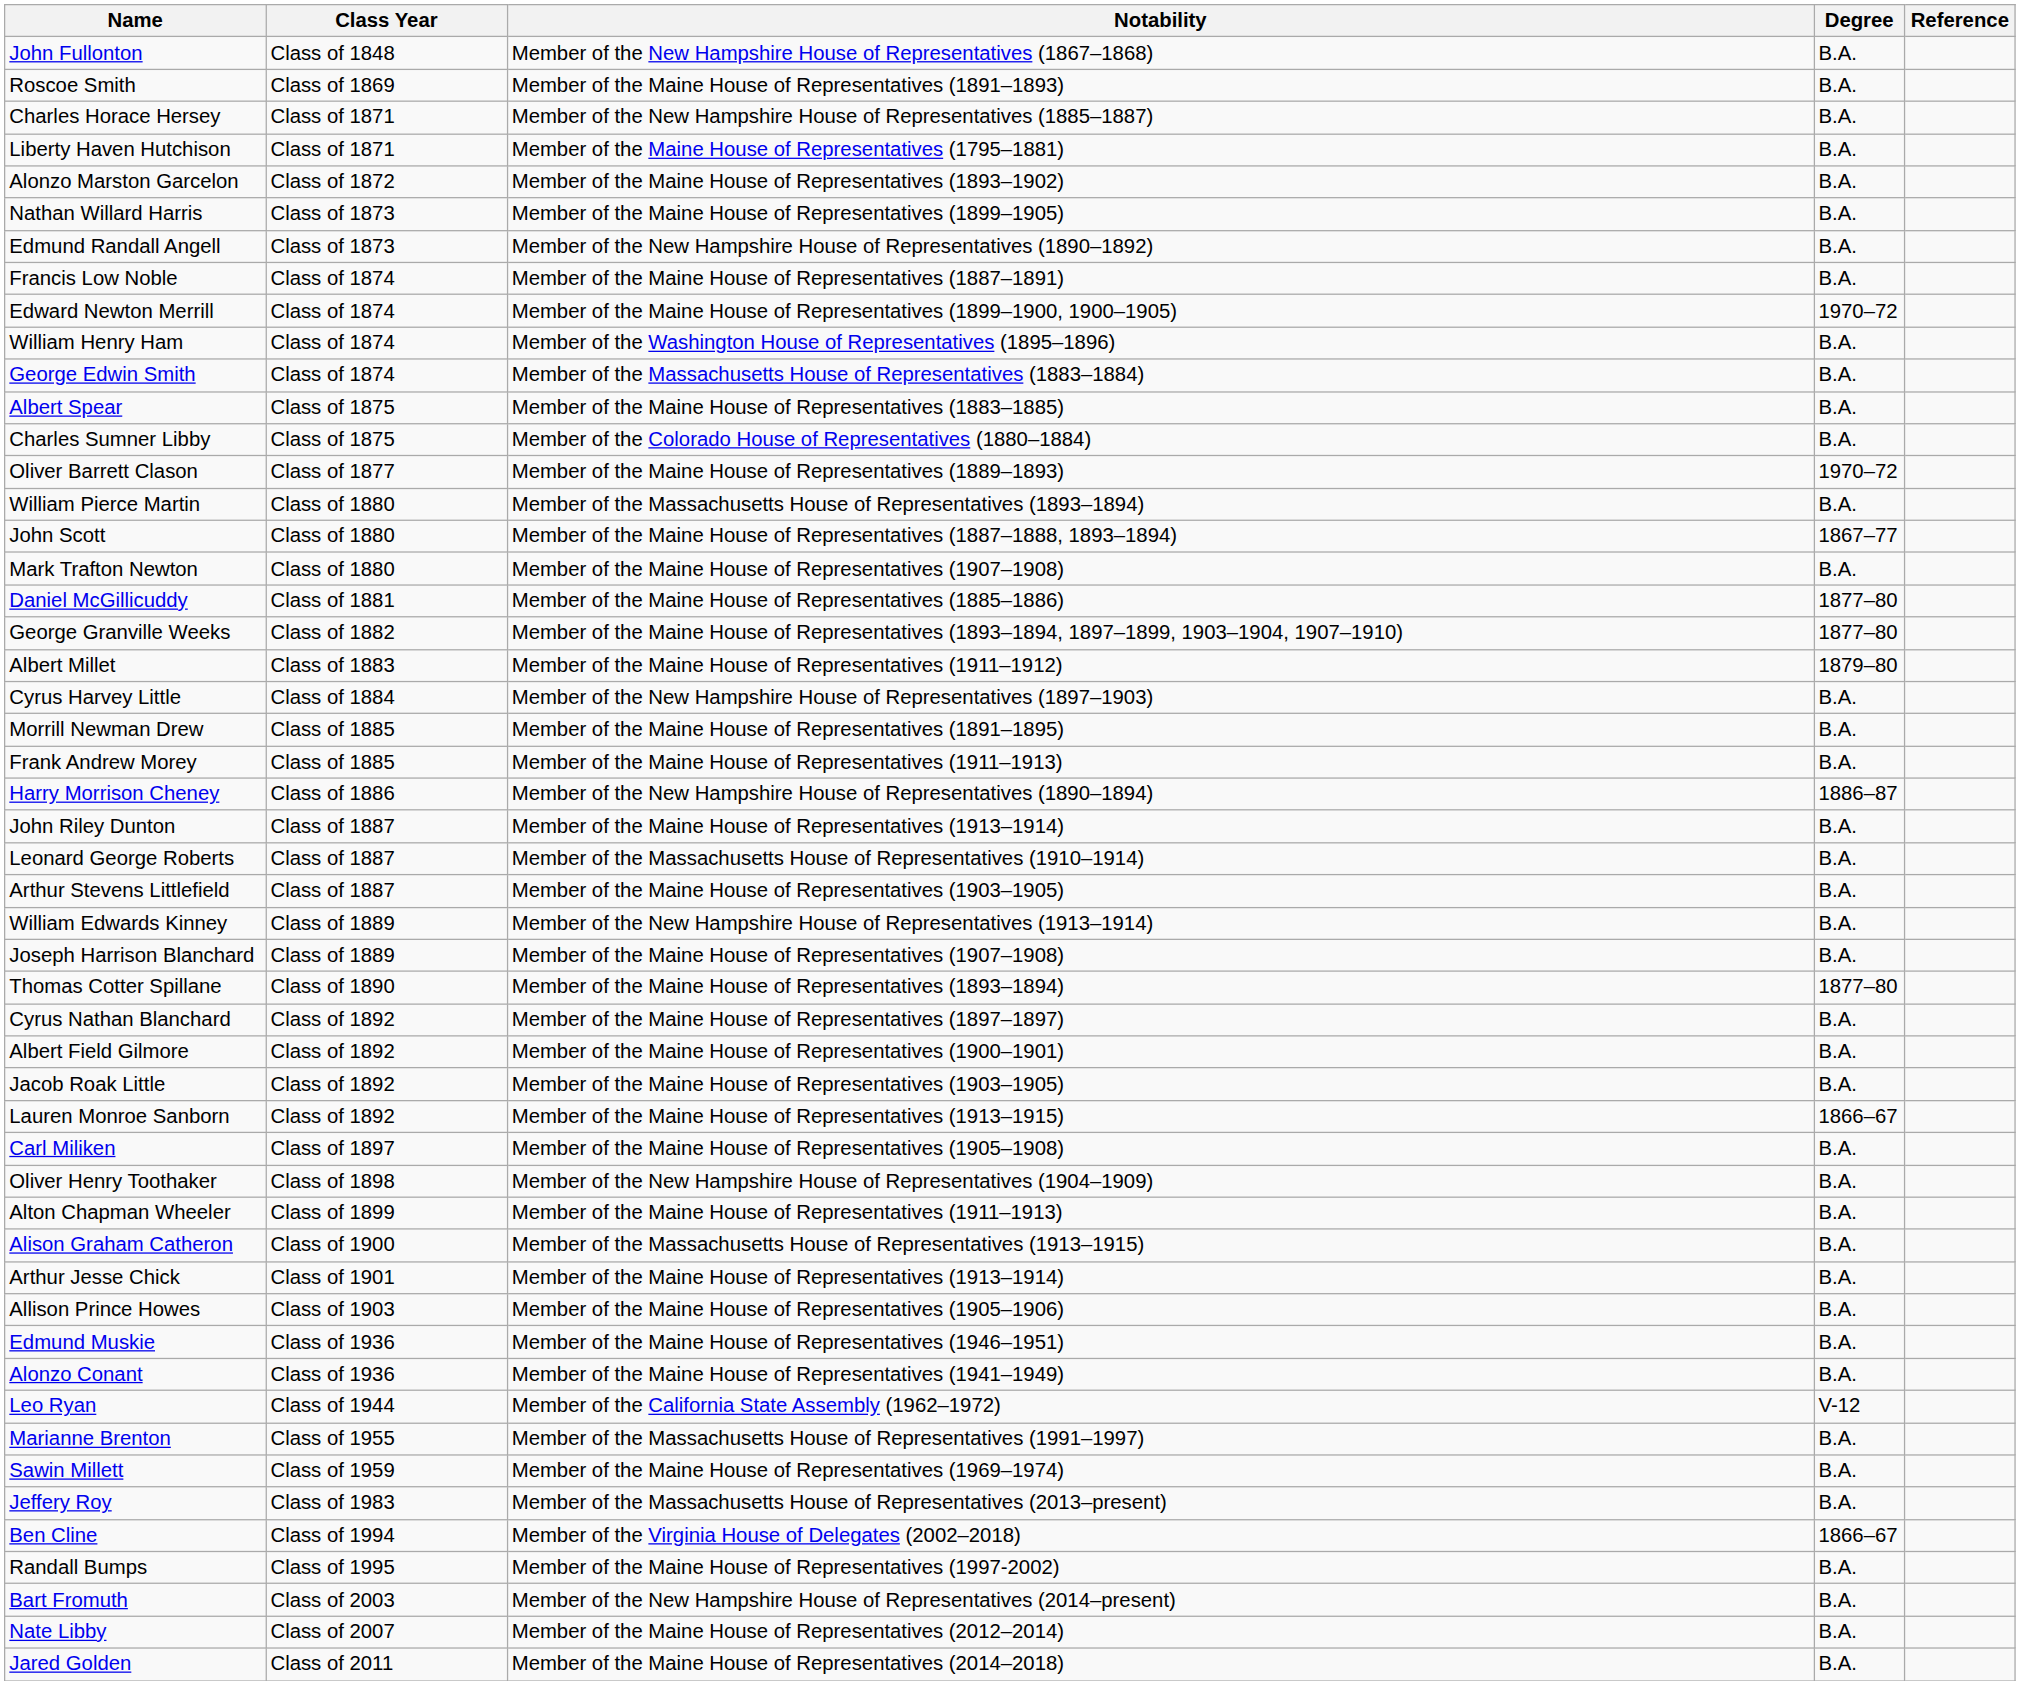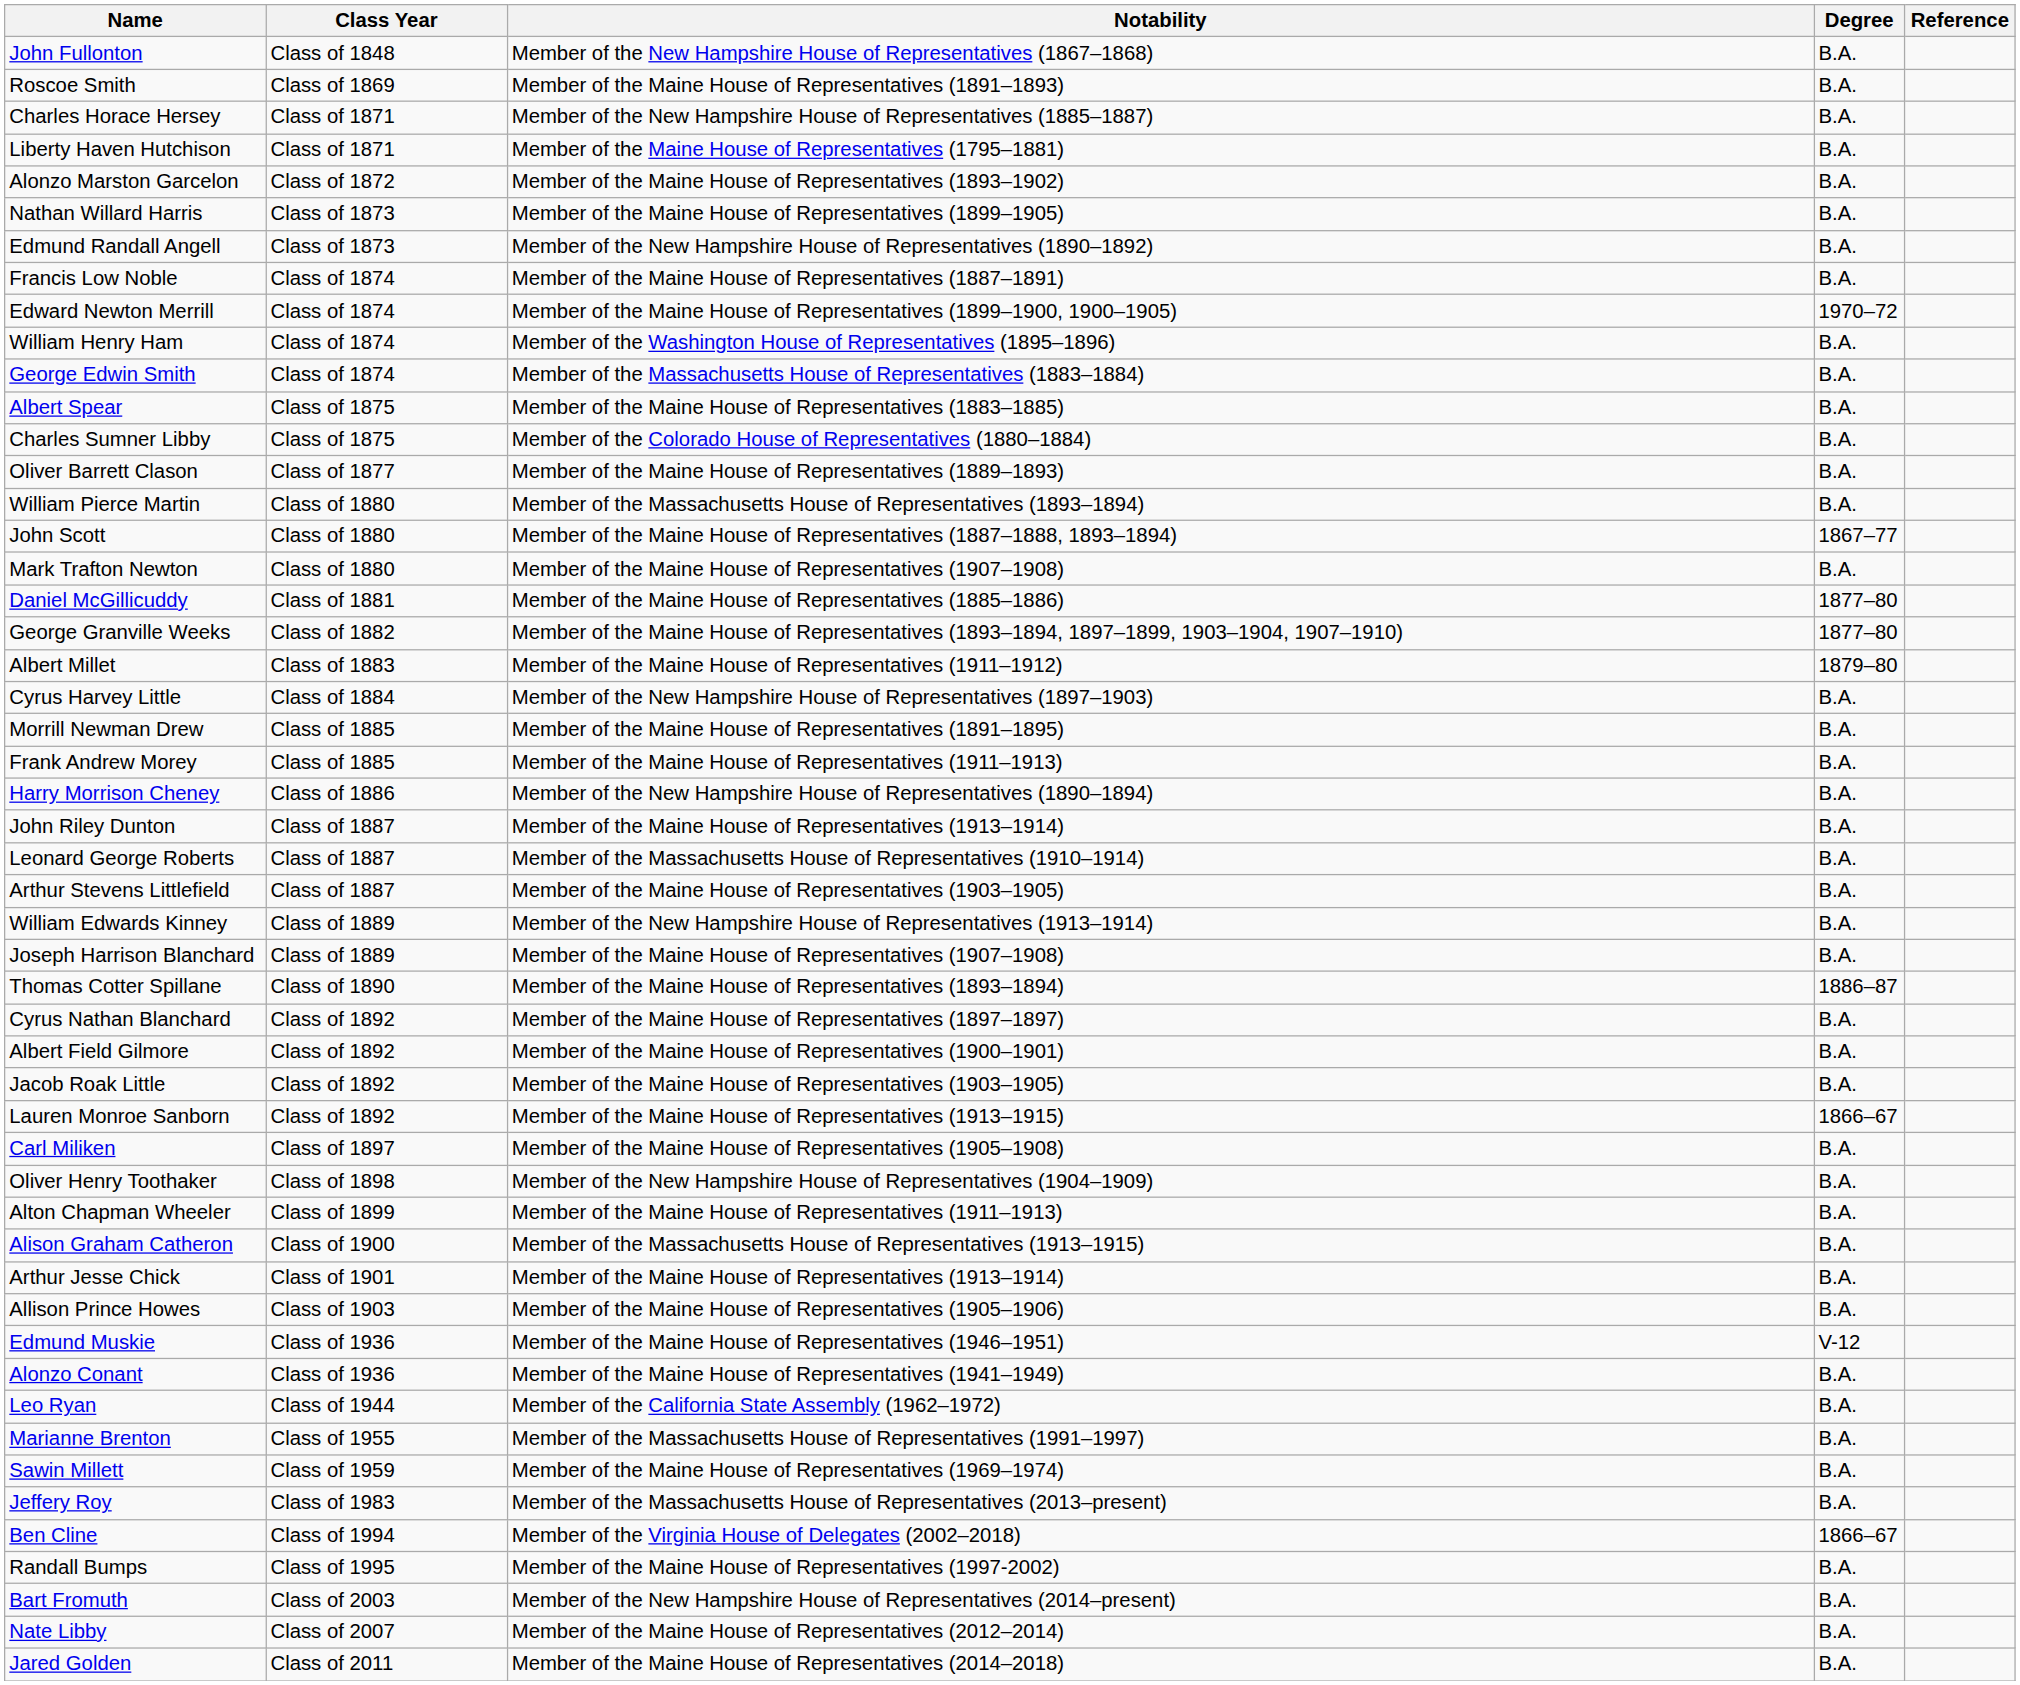(1858, 471) 1970–72 -> (1838, 471) B.A.
(1858, 794) 1886–87 -> (1838, 794) B.A.
(1858, 987) 1877–80 -> (1858, 987) 1886–87
(1838, 1341) B.A. -> (1839, 1341) V-12
(1839, 1406) V-12 -> (1838, 1406) B.A.
